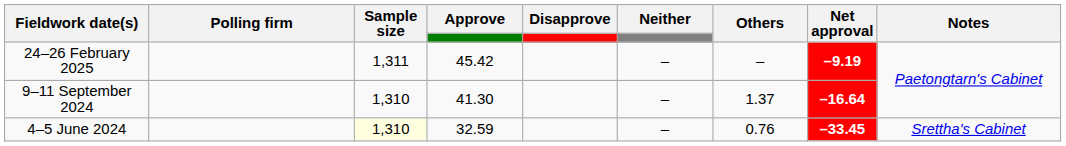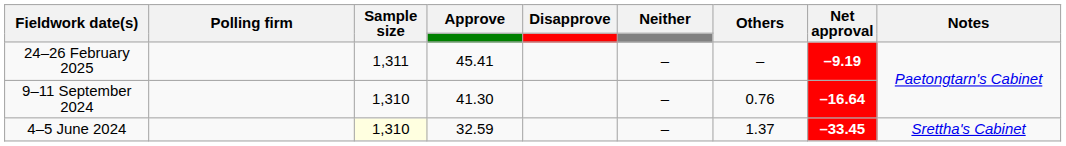(475, 60) 45.42 -> (475, 60) 45.41
(760, 98) 1.37 -> (760, 98) 0.76
(760, 128) 0.76 -> (760, 128) 1.37
